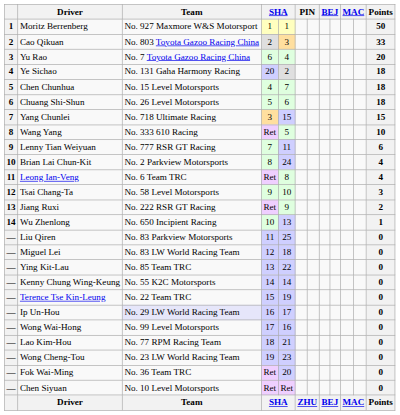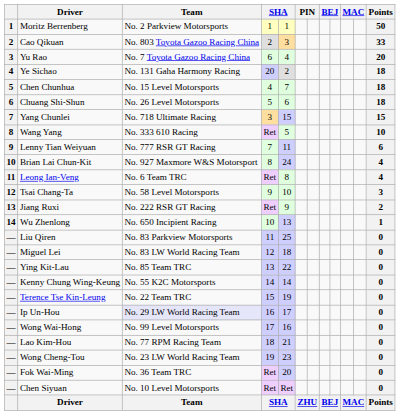(191, 26) No. 927 Maxmore W&S Motorsport -> (176, 26) No. 2 Parkview Motorsports
(176, 161) No. 2 Parkview Motorsports -> (191, 161) No. 927 Maxmore W&S Motorsport
